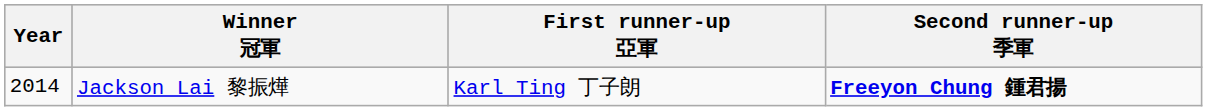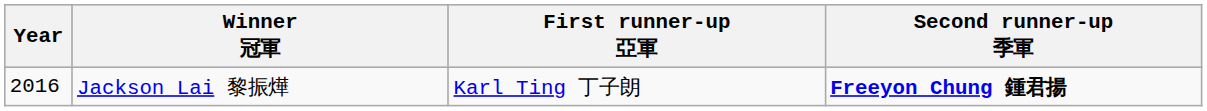(35, 87) 2014 -> (35, 87) 2016
